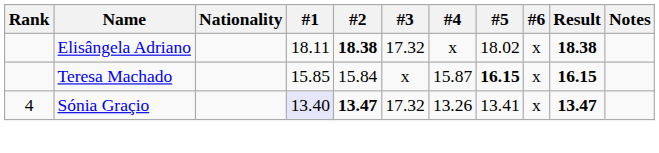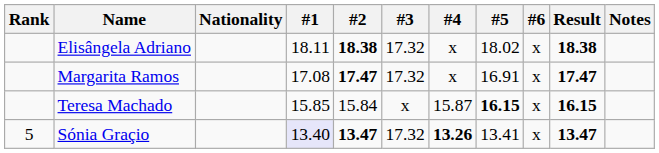+ row: (118, 76)
(29, 105) 4 -> (29, 134) 5
(453, 105) normal -> (453, 134) bold
